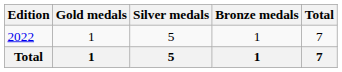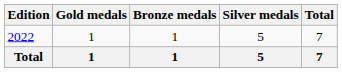columns swapped: (171, 15) <-> (257, 15)
